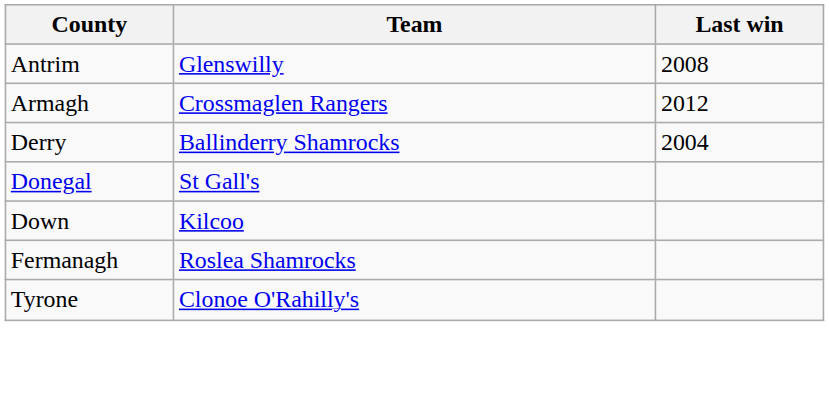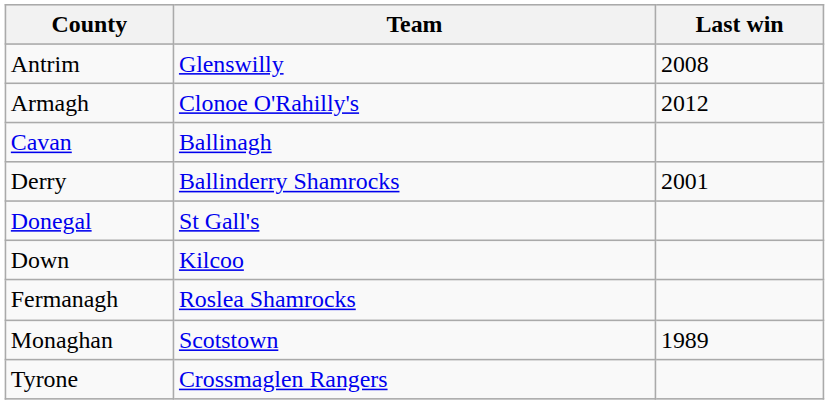(283, 103) Crossmaglen Rangers -> (269, 103) Clonoe O'Rahilly's
+ row: (41, 142)
(685, 142) 2004 -> (685, 181) 2001
+ row: (62, 339)
(269, 299) Clonoe O'Rahilly's -> (283, 378) Crossmaglen Rangers
